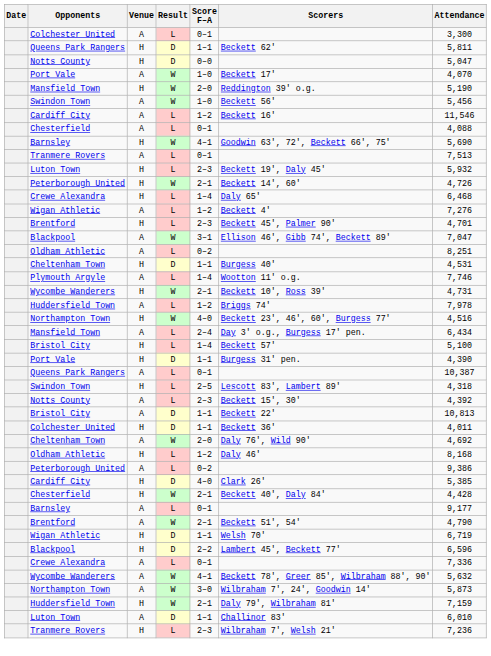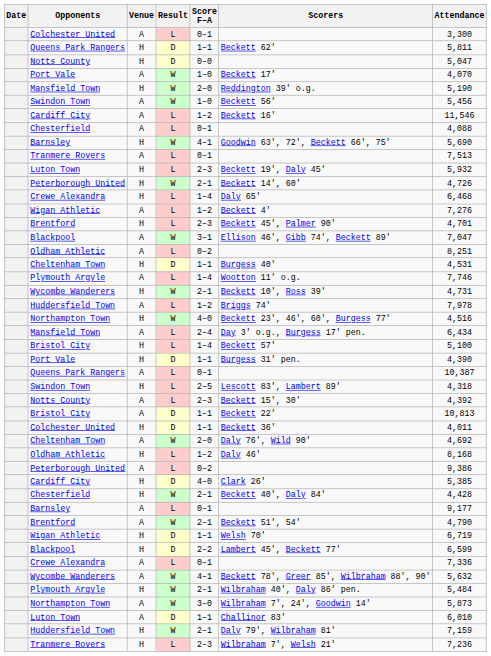(459, 550) 6,596 -> (459, 550) 6,599
+ row: (68, 590)
rows swapped: (73, 604) <-> (55, 617)
